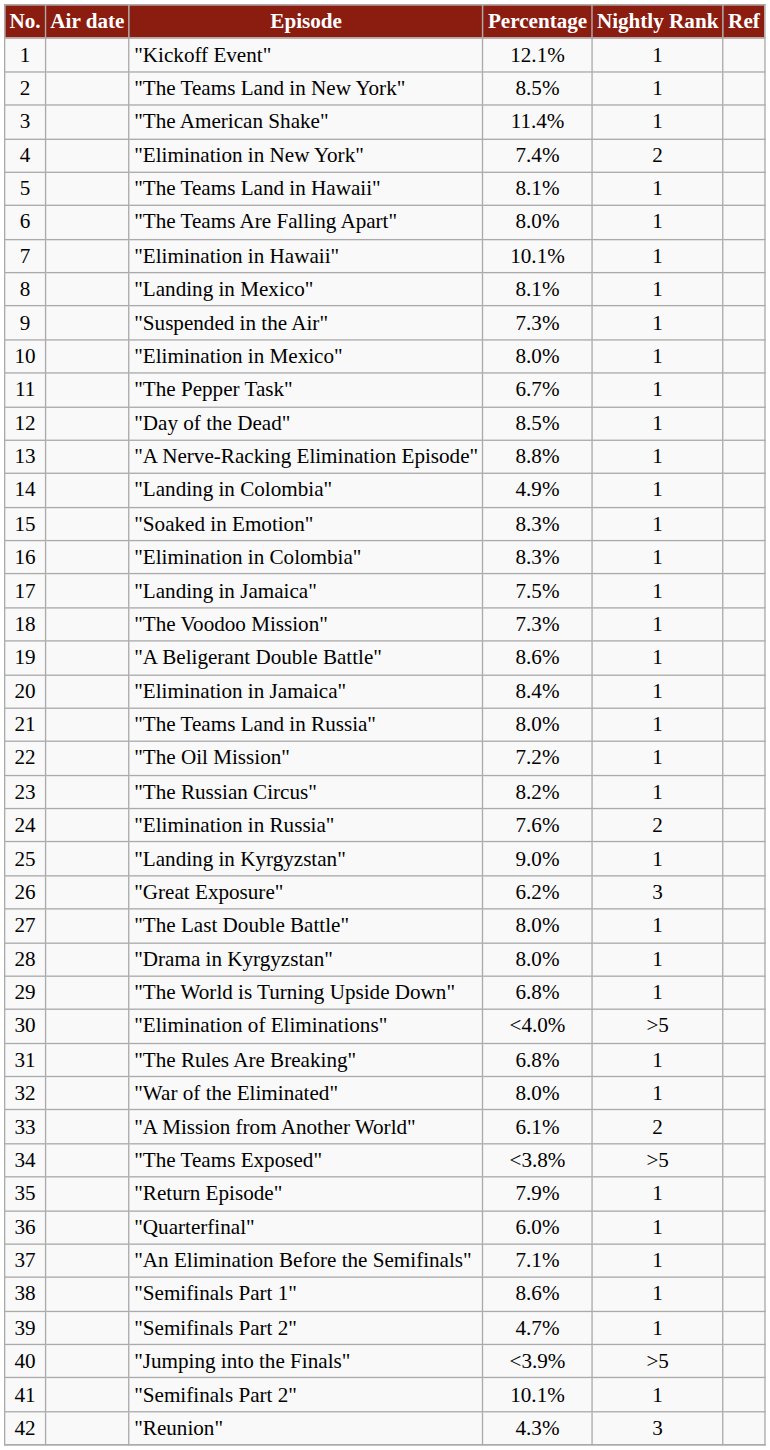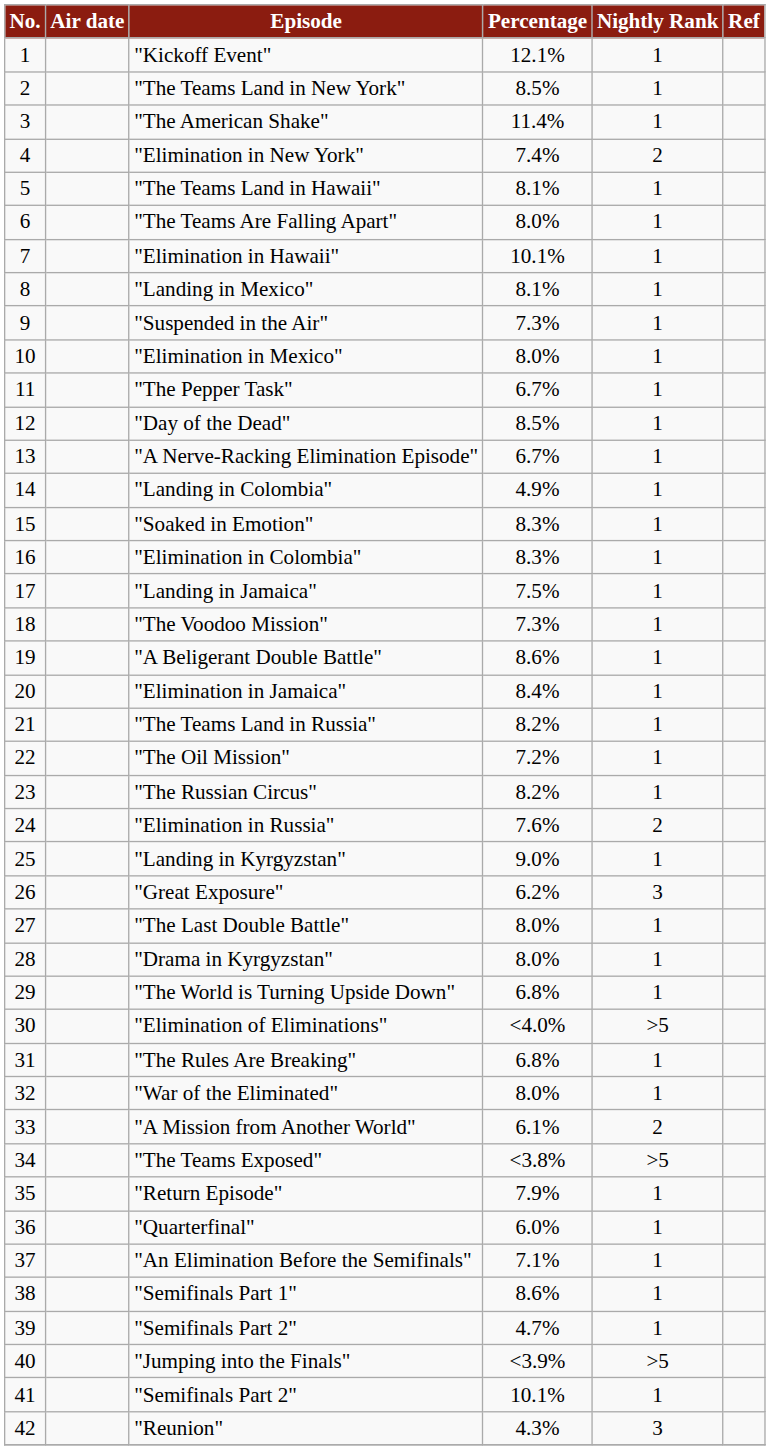(538, 456) 8.8% -> (538, 456) 6.7%
(538, 724) 8.0% -> (538, 724) 8.2%
